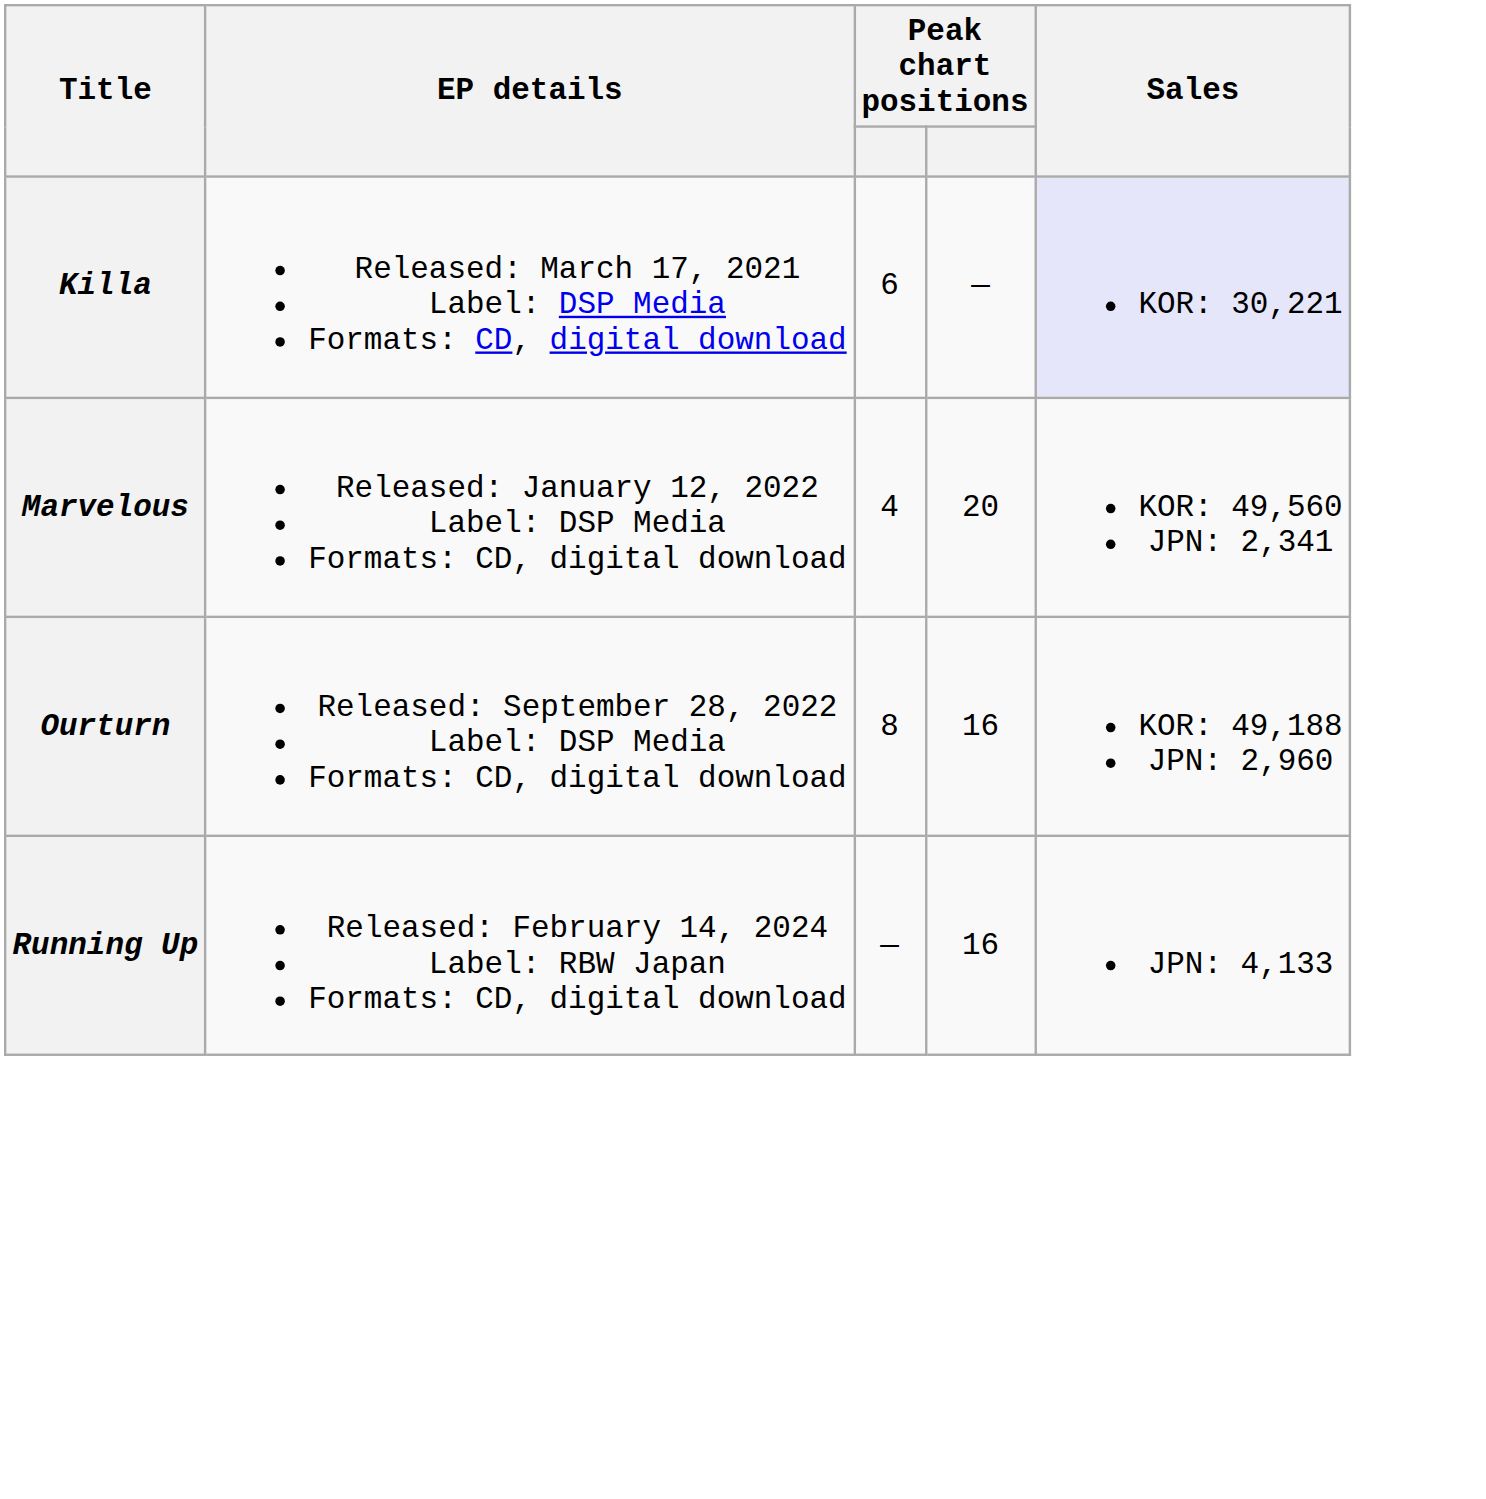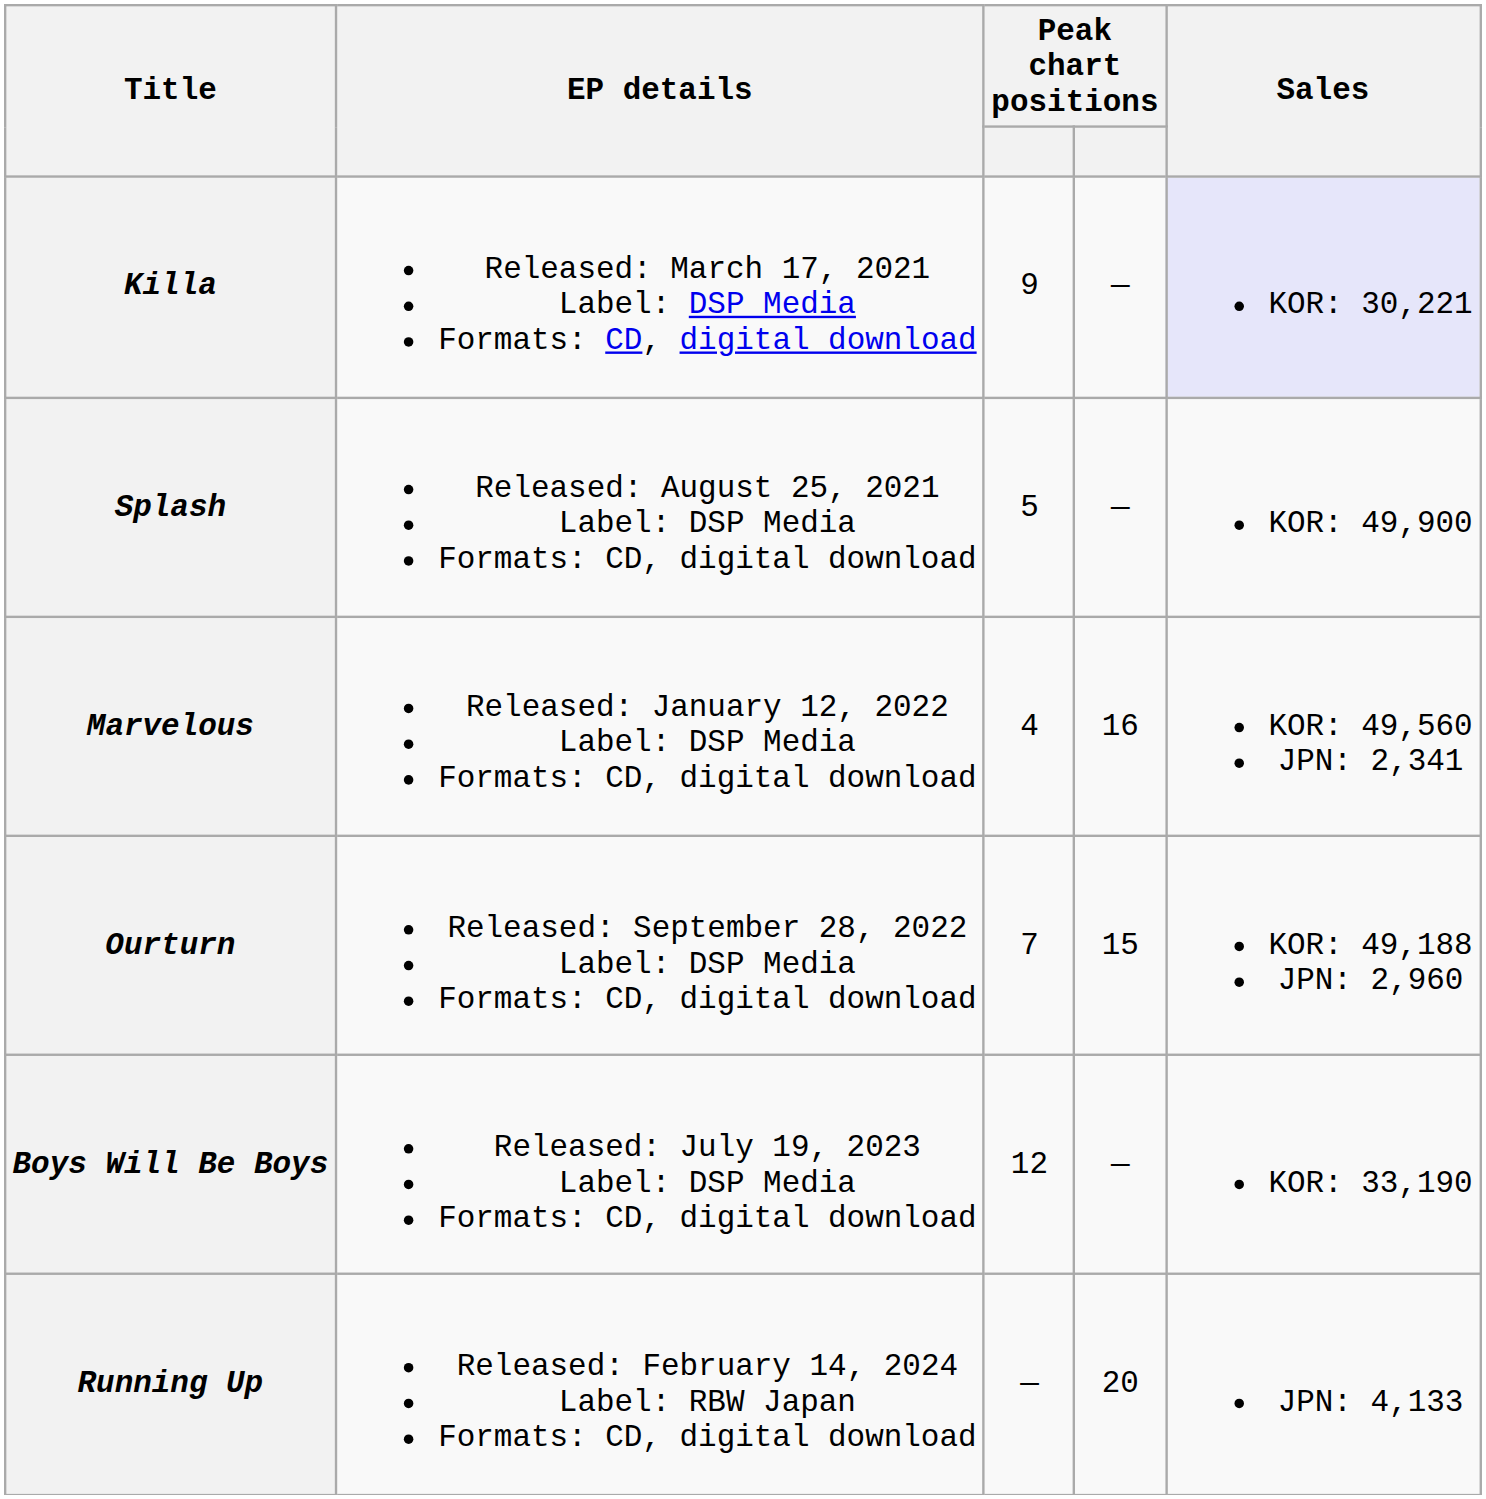(890, 287) 6 -> (1029, 287) 9
+ row: (170, 507)
(980, 507) 20 -> (1120, 726) 16
(890, 726) 8 -> (1029, 945) 7
(980, 726) 16 -> (1120, 945) 15
+ row: (170, 1165)
(980, 945) 16 -> (1120, 1384) 20
